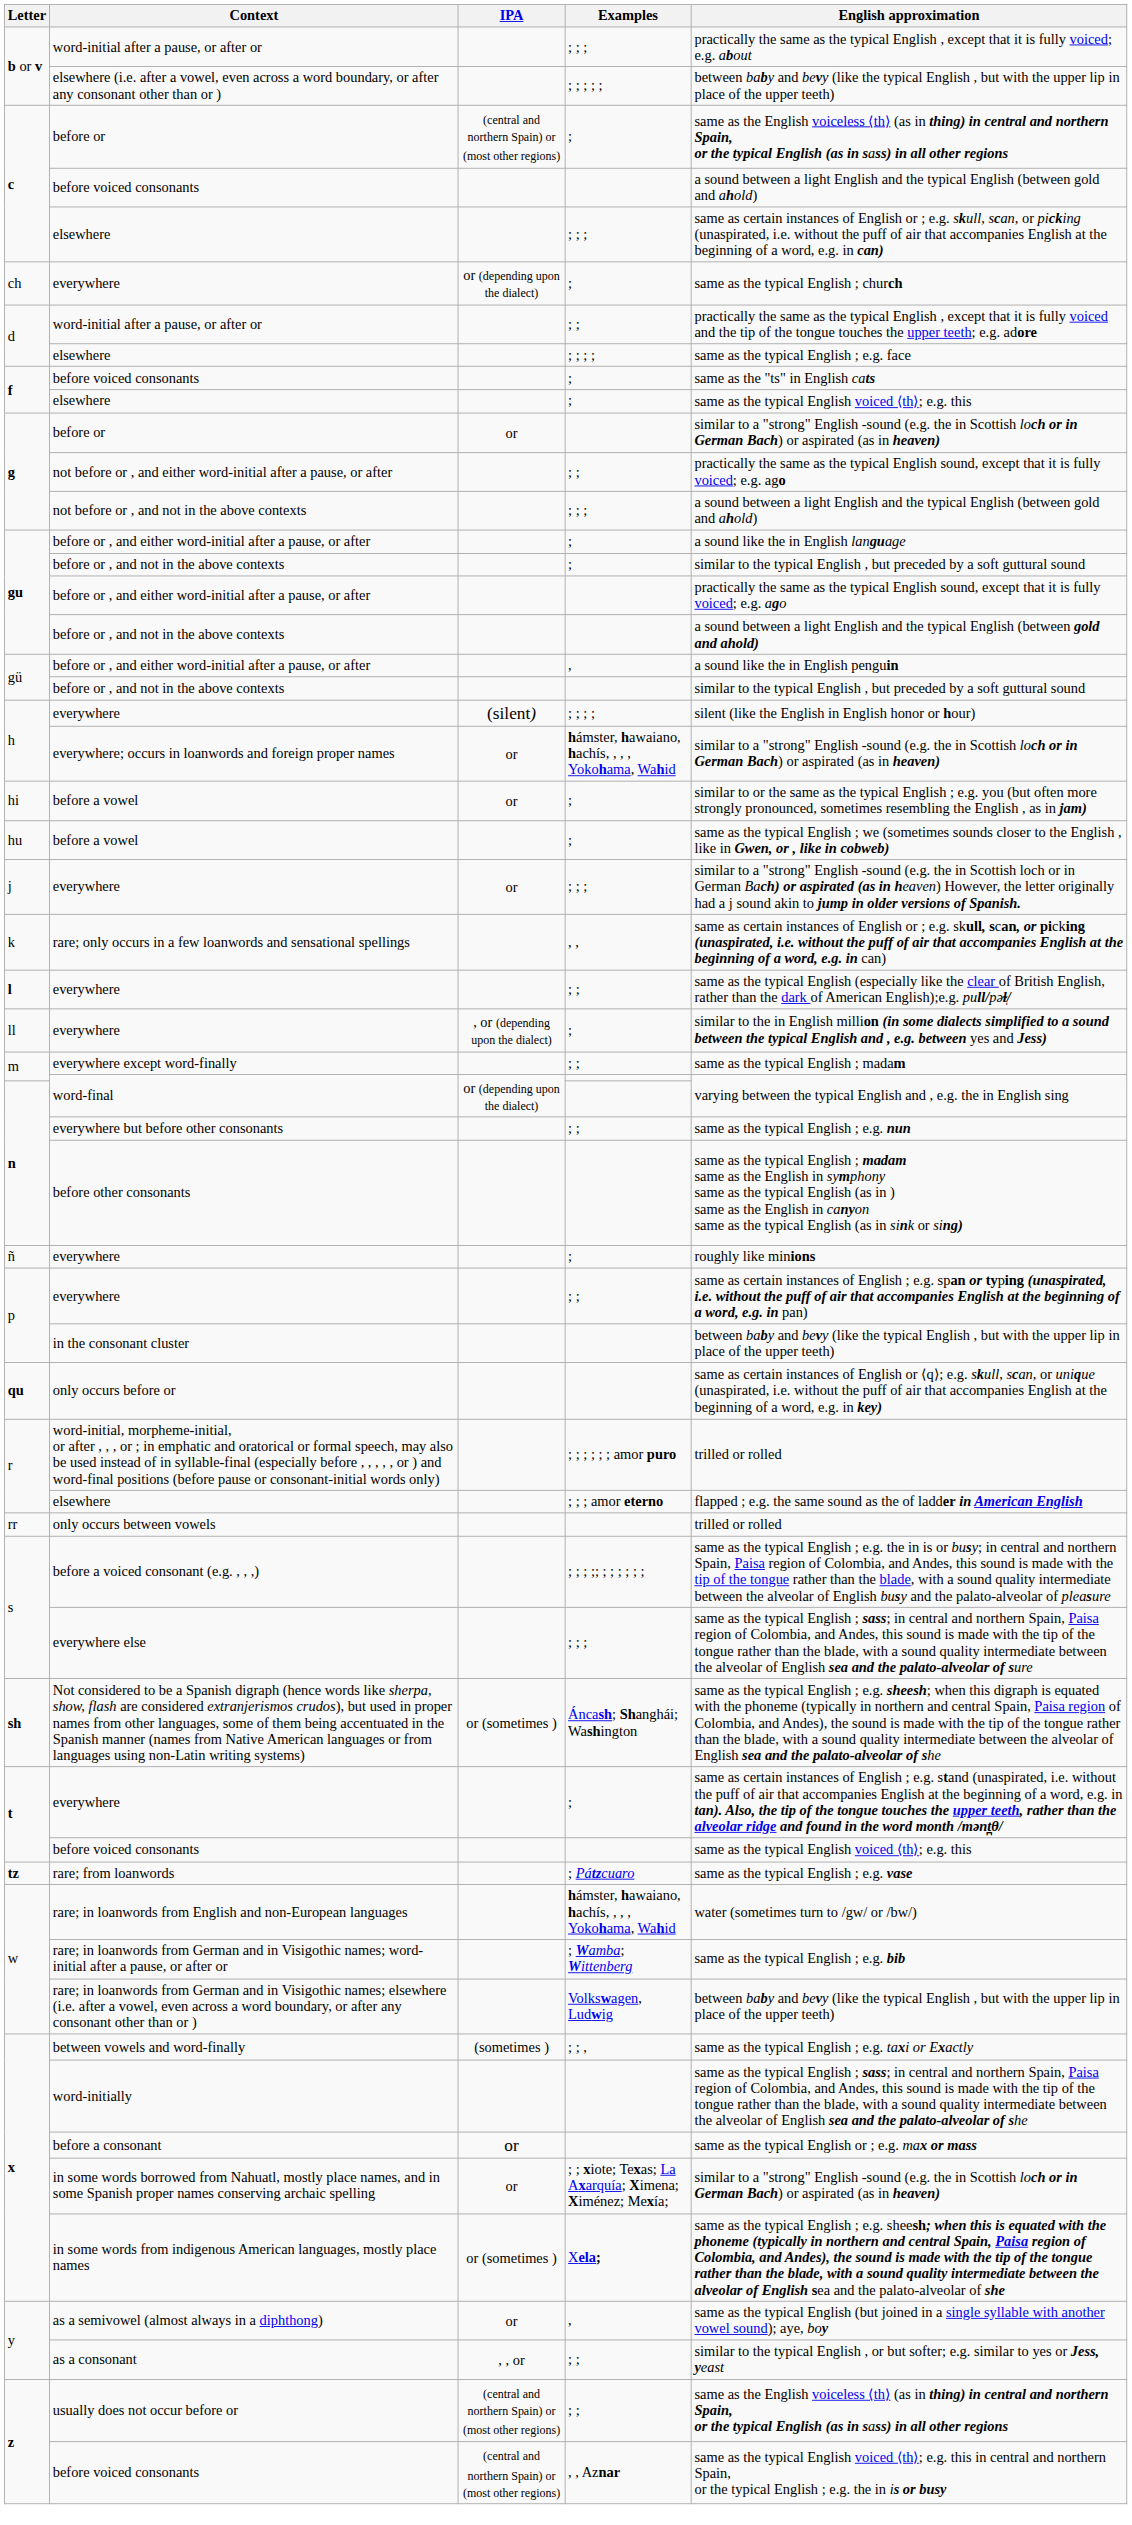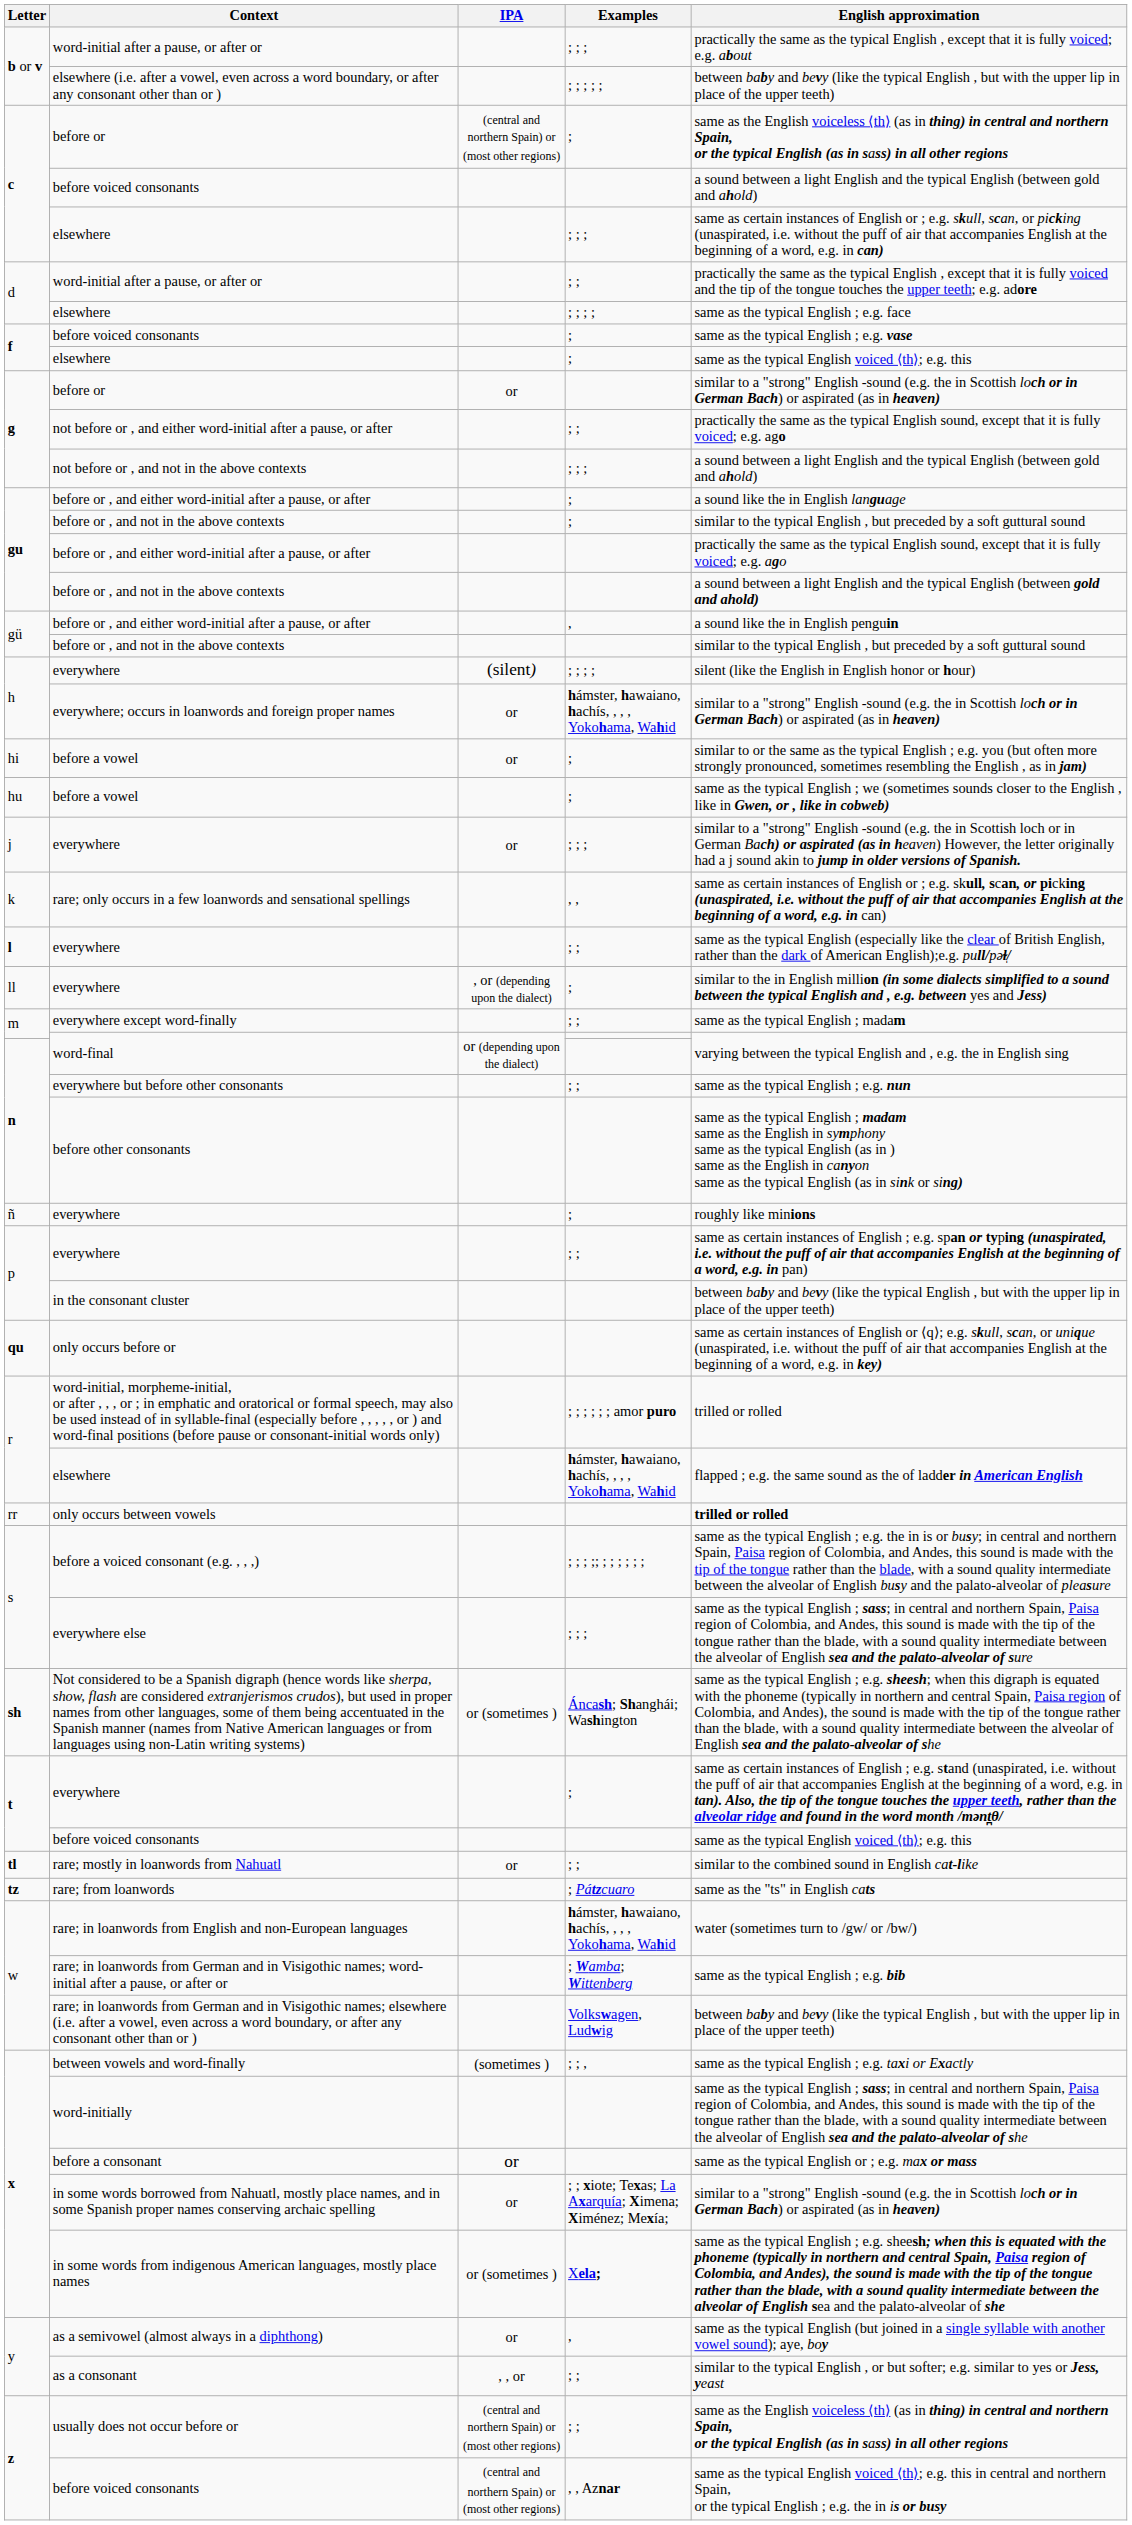- row: (15, 283)
(785, 378) same as the "ts" in English cats -> (803, 335) same as the typical English ; e.g. vase
(616, 1501) ; ; ; amor eterno -> (624, 1475) hámster, hawaiano, hachís, , , , Yokohama, Wahid
(738, 1524) normal -> (741, 1514) bold
+ row: (12, 1864)
(803, 1873) same as the typical English ; e.g. vase -> (785, 1889) same as the "ts" in English cats
